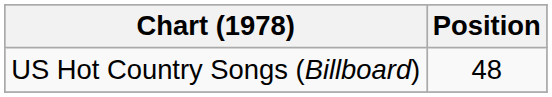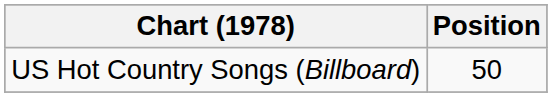(487, 69) 48 -> (487, 69) 50
